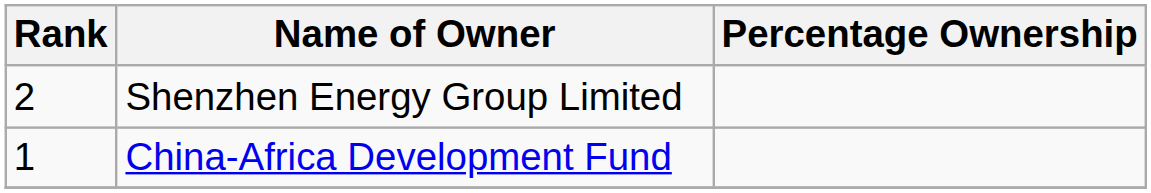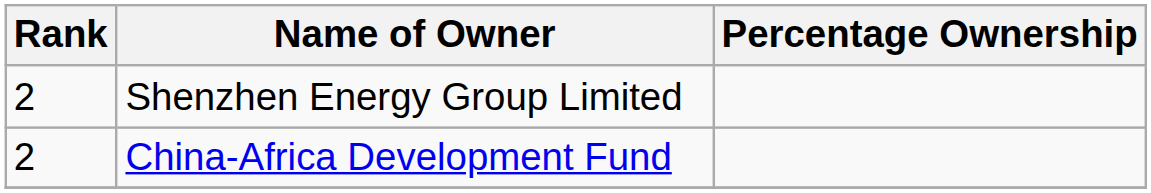(25, 156) 1 -> (25, 156) 2
